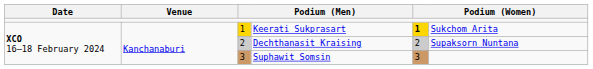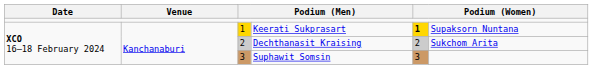(464, 29) Sukchom Arita -> (475, 29) Supaksorn Nuntana
(475, 43) Supaksorn Nuntana -> (464, 43) Sukchom Arita
